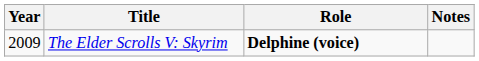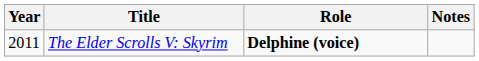(24, 42) 2009 -> (24, 42) 2011
